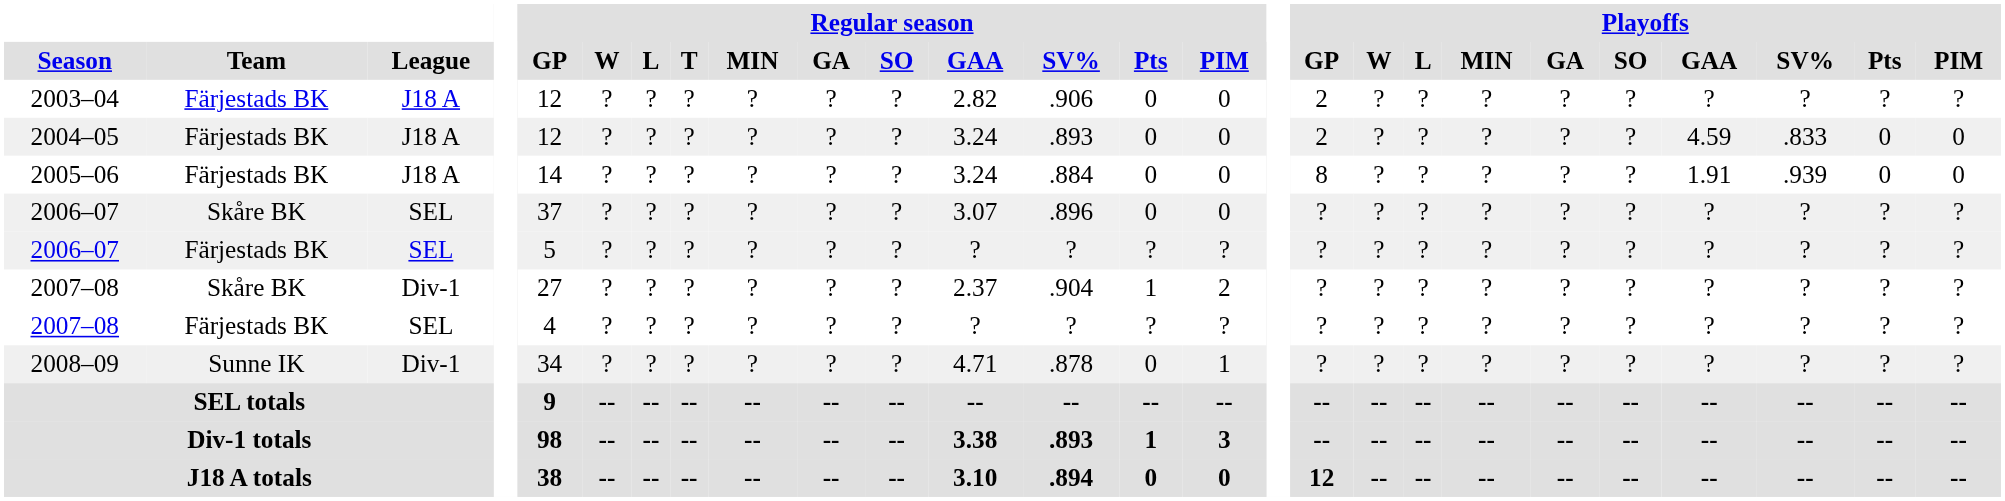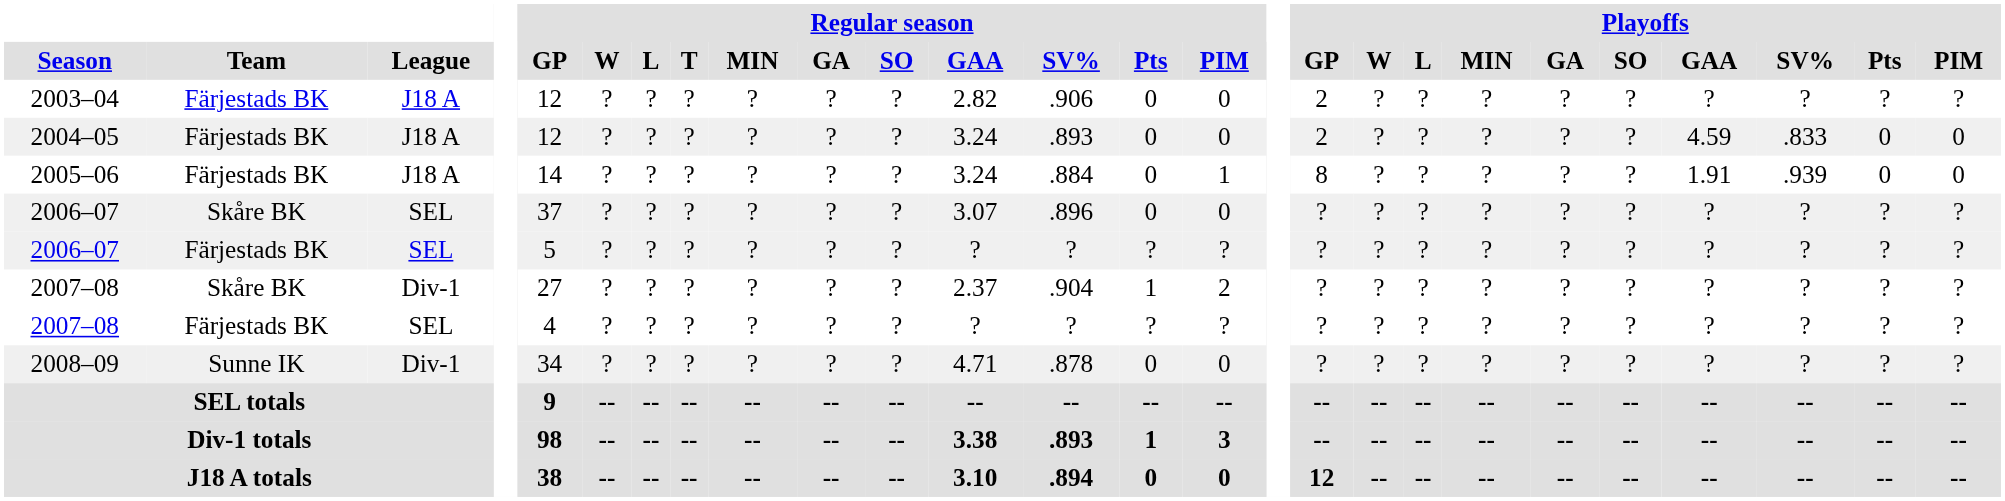(1224, 174) 0 -> (1224, 174) 1
(1224, 363) 1 -> (1224, 363) 0
